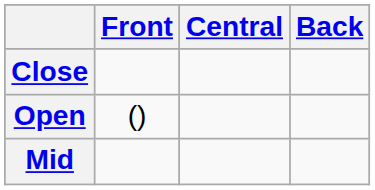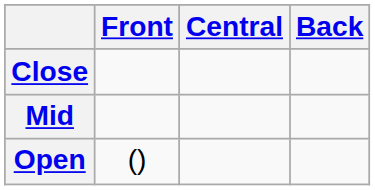rows swapped: (50, 160) <-> (50, 116)
